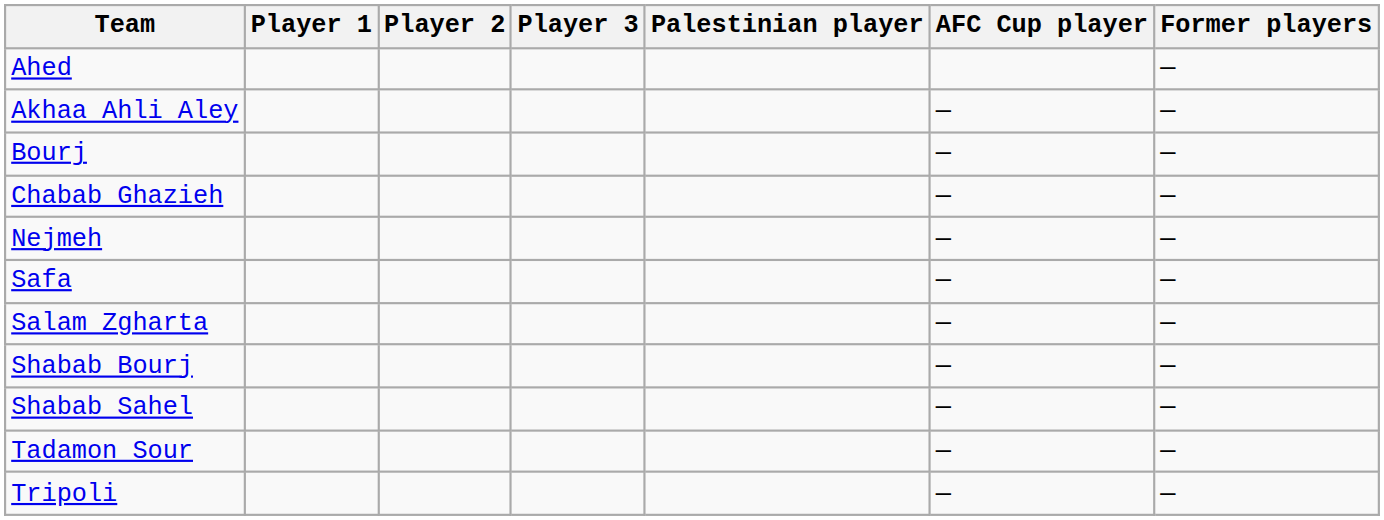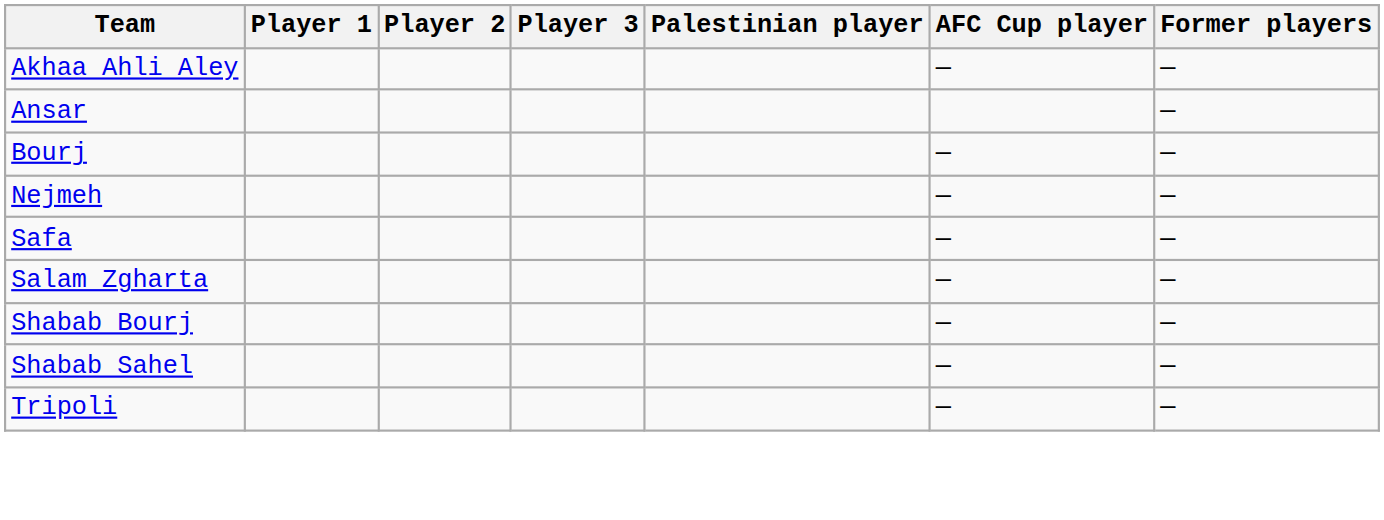- row: (41, 68)
+ row: (49, 111)
- row: (117, 196)
- row: (102, 451)
